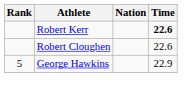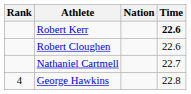+ row: (78, 64)
(19, 64) 5 -> (19, 81) 4
(163, 64) 22.9 -> (171, 81) 22.8
